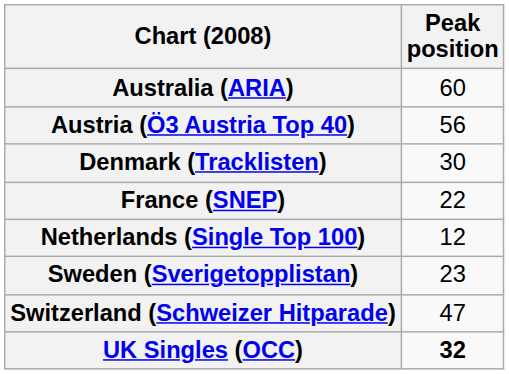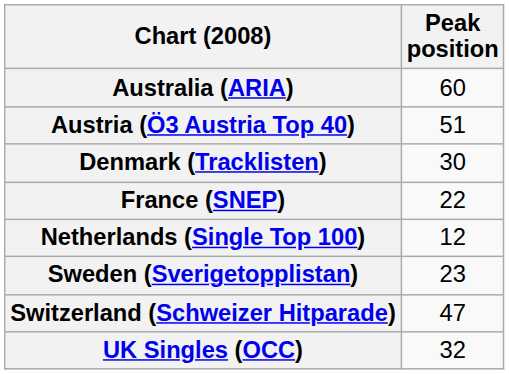(453, 125) 56 -> (453, 125) 51
(453, 350) bold -> (453, 350) normal
